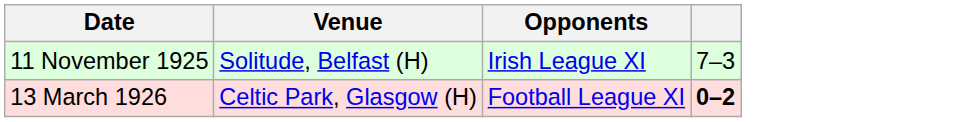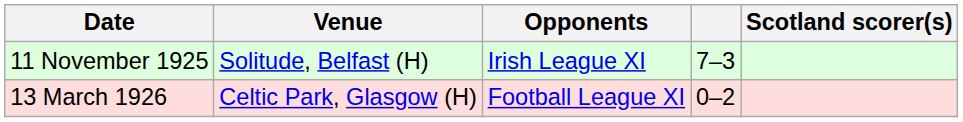+ column: (849, 23)
(716, 97) bold -> (716, 97) normal
